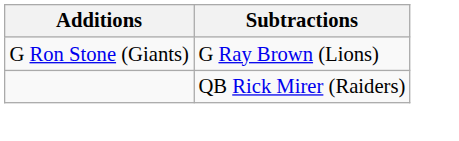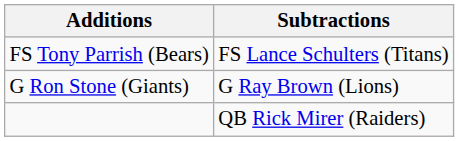+ row: (109, 53)
